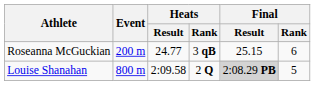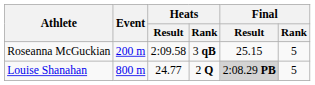(168, 51) 24.77 -> (168, 51) 2:09.58
(294, 51) 6 -> (294, 51) 5
(168, 71) 2:09.58 -> (168, 71) 24.77
